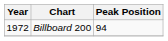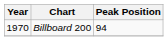(18, 28) 1972 -> (18, 28) 1970
